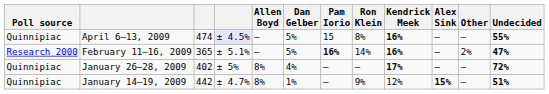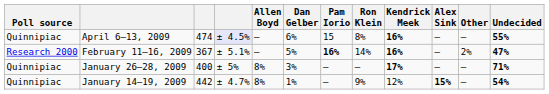(291, 37) 5% -> (291, 37) 6%
(204, 52) 365 -> (204, 52) 367
(204, 67) 402 -> (204, 67) 400
(291, 67) 4% -> (291, 67) 3%
(501, 67) 72% -> (501, 67) 71%
(501, 82) 51% -> (501, 82) 54%
